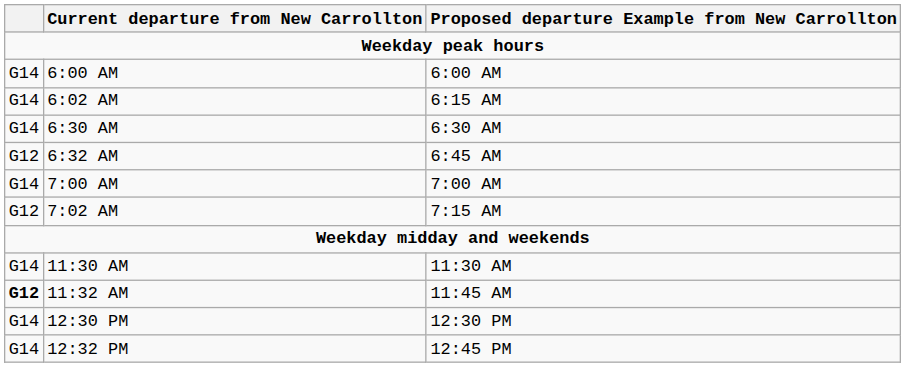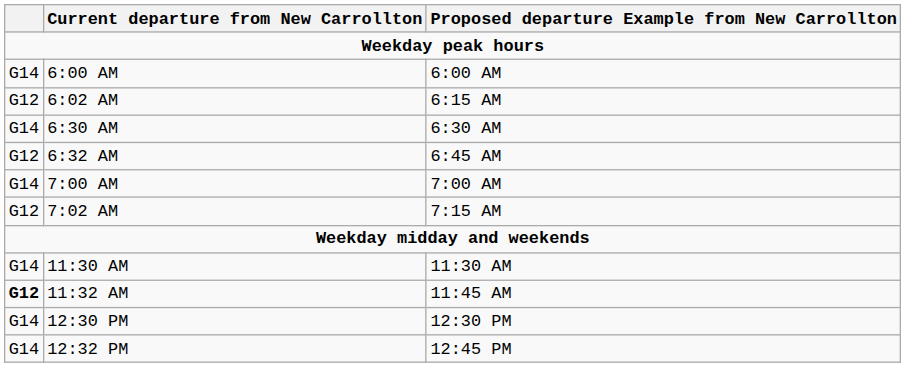(24, 101) G14 -> (24, 101) G12
